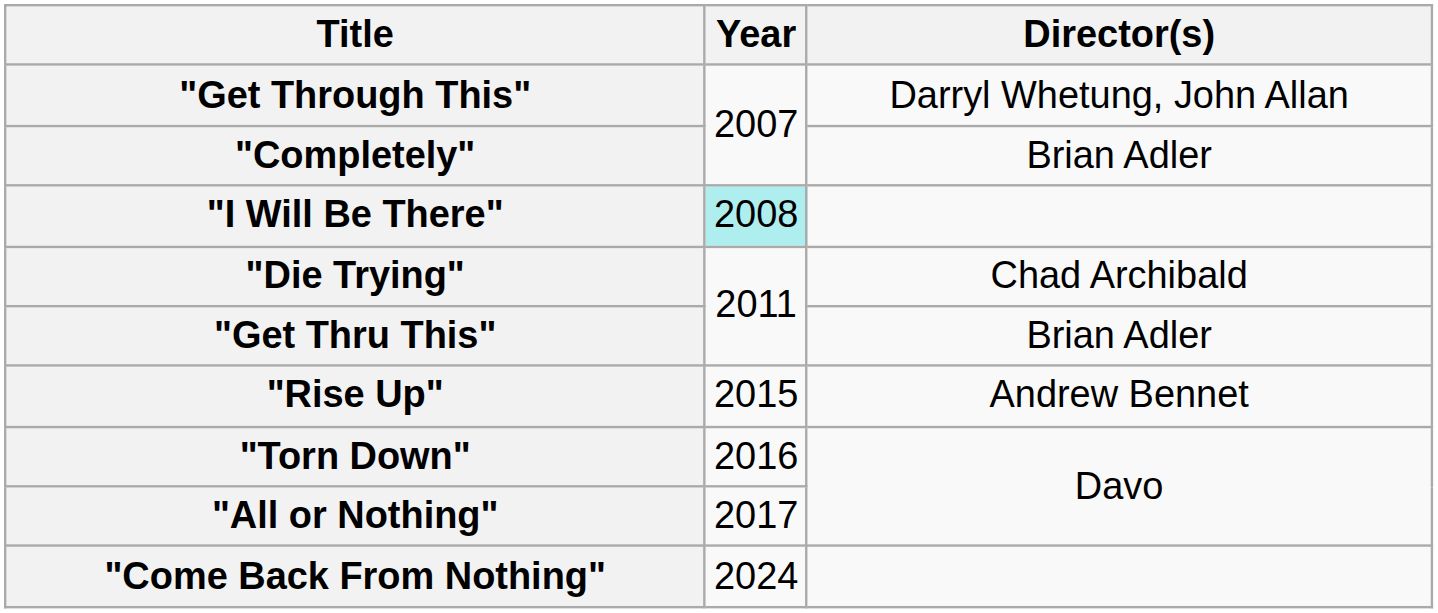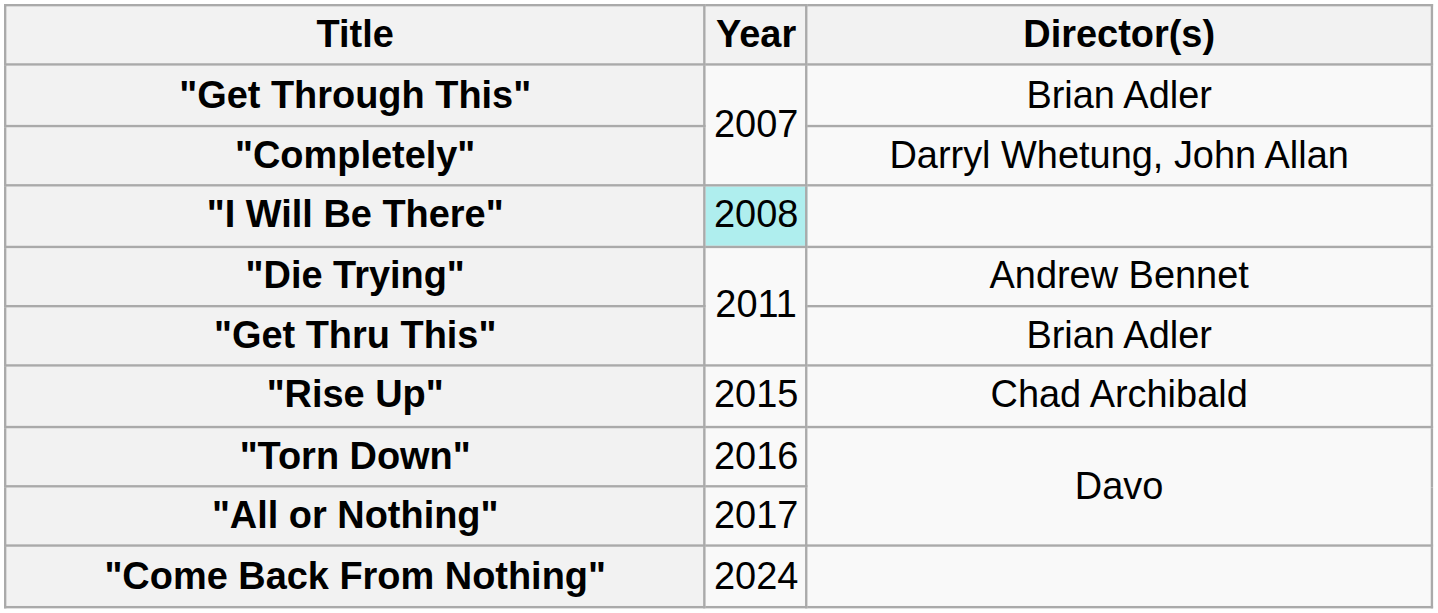(1119, 94) Darryl Whetung, John Allan -> (1119, 94) Brian Adler
(1119, 154) Brian Adler -> (1119, 154) Darryl Whetung, John Allan
(1119, 275) Chad Archibald -> (1119, 275) Andrew Bennet
(1119, 395) Andrew Bennet -> (1119, 395) Chad Archibald
